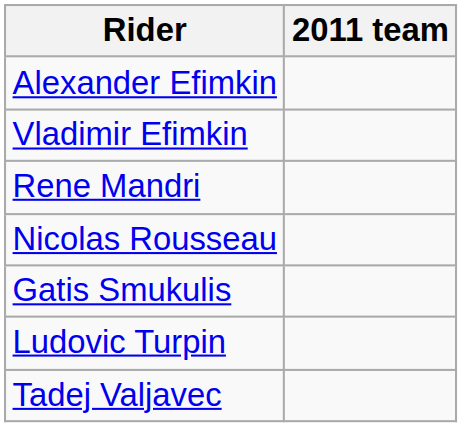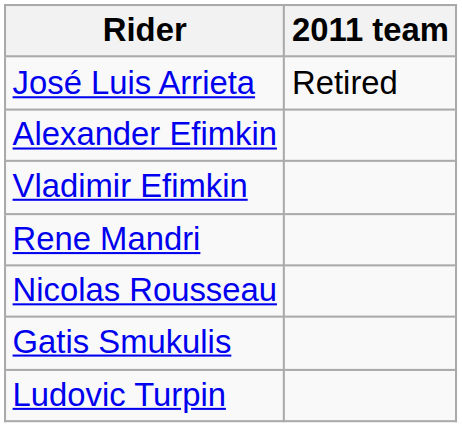+ row: (134, 82)
- row: (117, 394)
